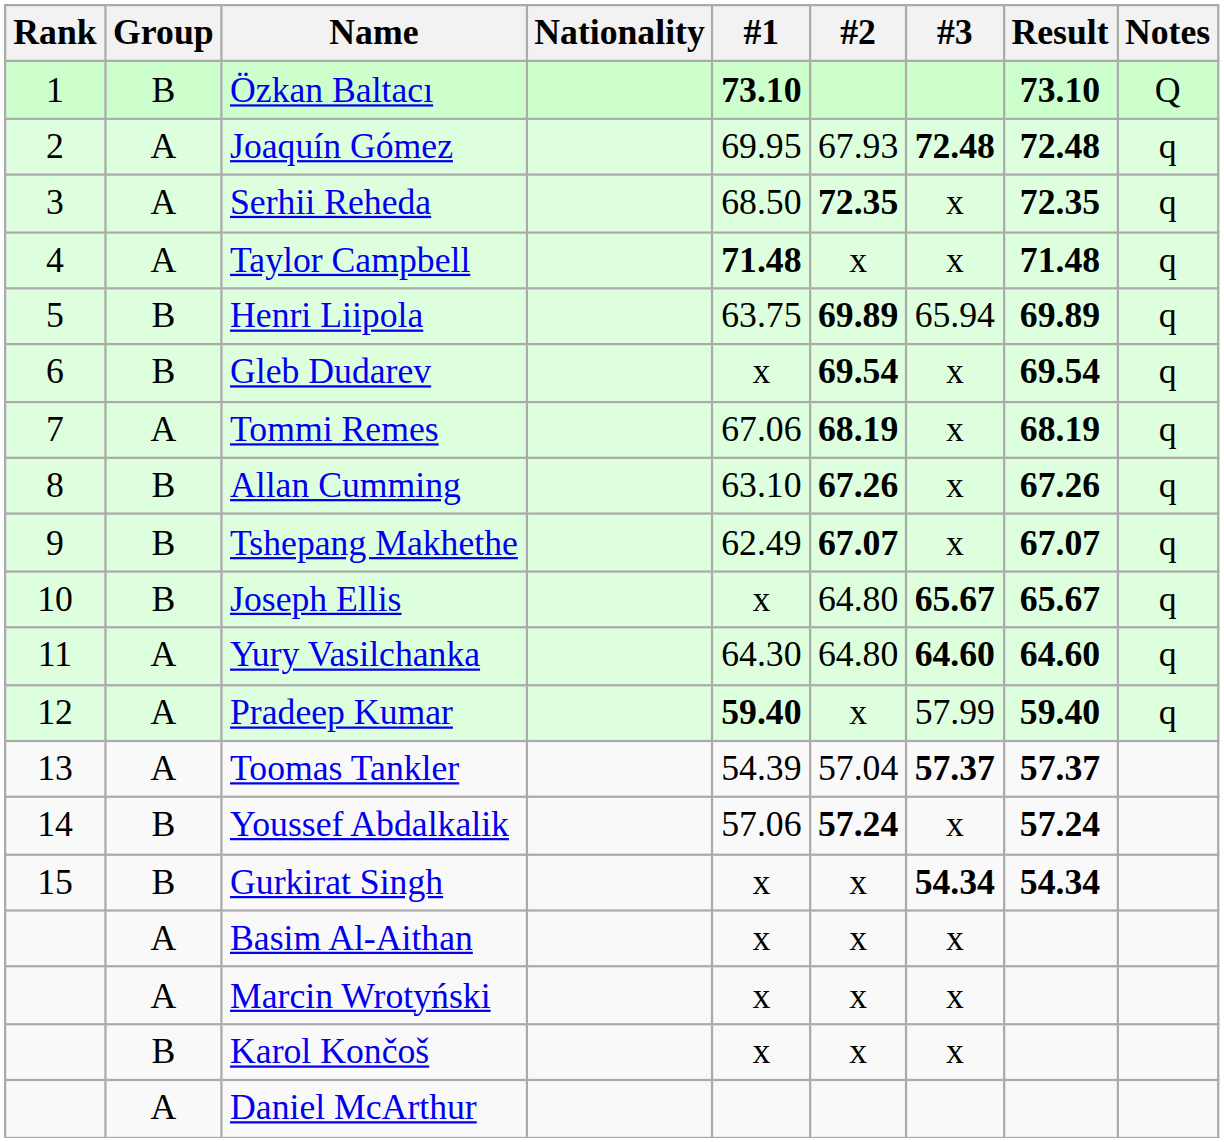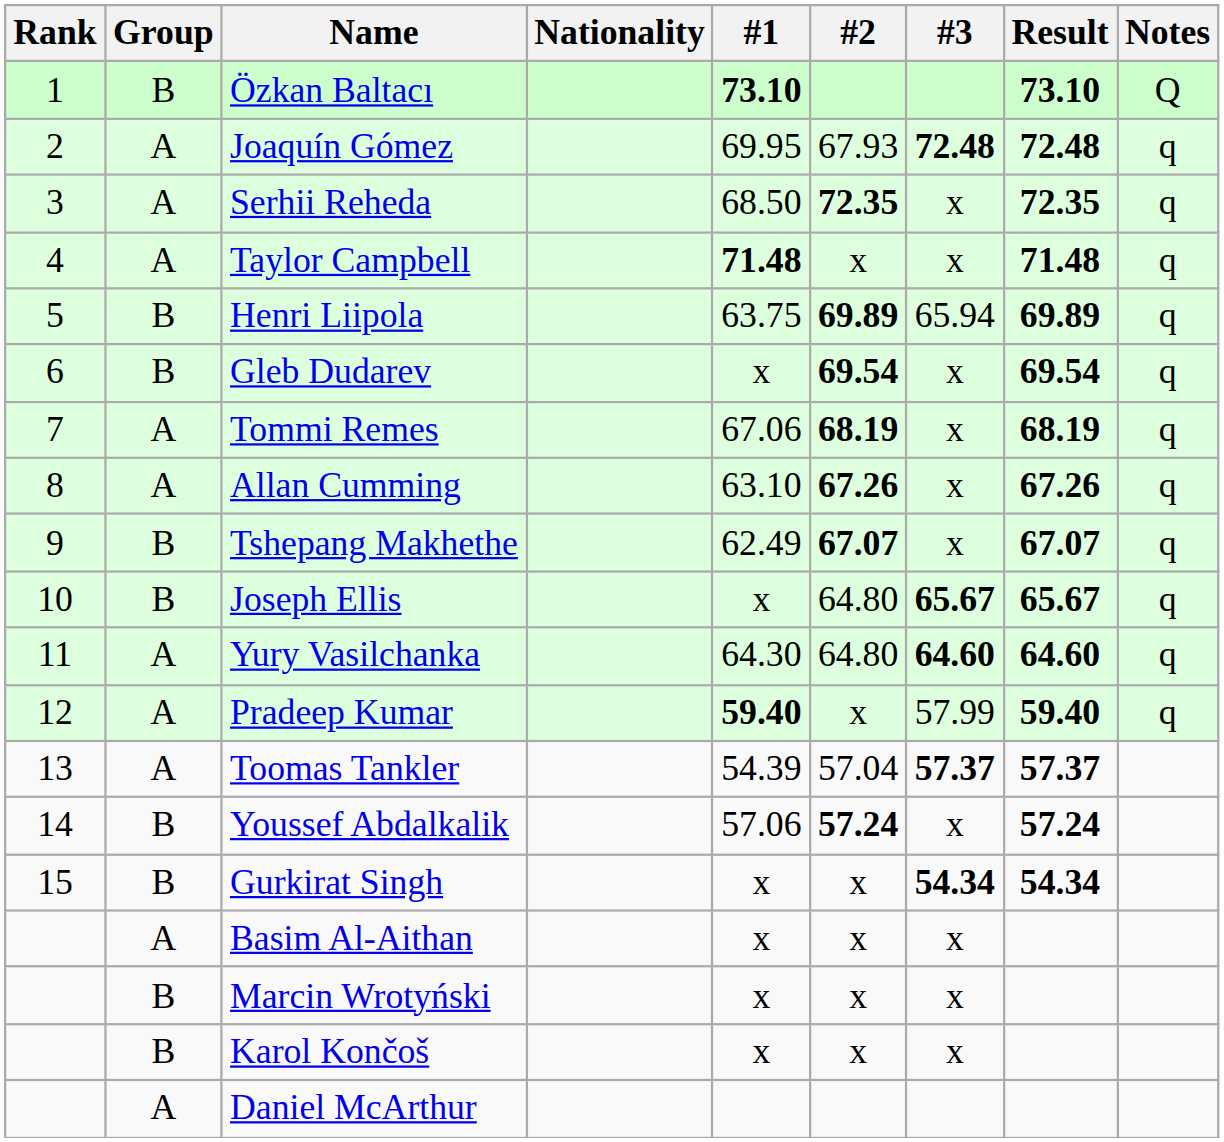(163, 485) B -> (163, 485) A
(163, 994) A -> (163, 994) B
